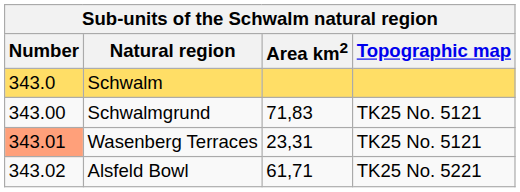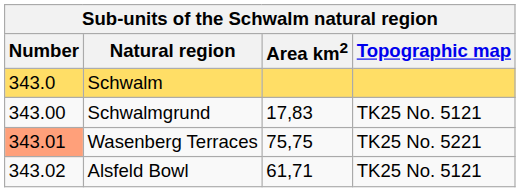(290, 112) 71,83 -> (290, 112) 17,83
(290, 141) 23,31 -> (290, 141) 75,75
(419, 141) TK25 No. 5121 -> (419, 141) TK25 No. 5221
(419, 171) TK25 No. 5221 -> (419, 171) TK25 No. 5121
